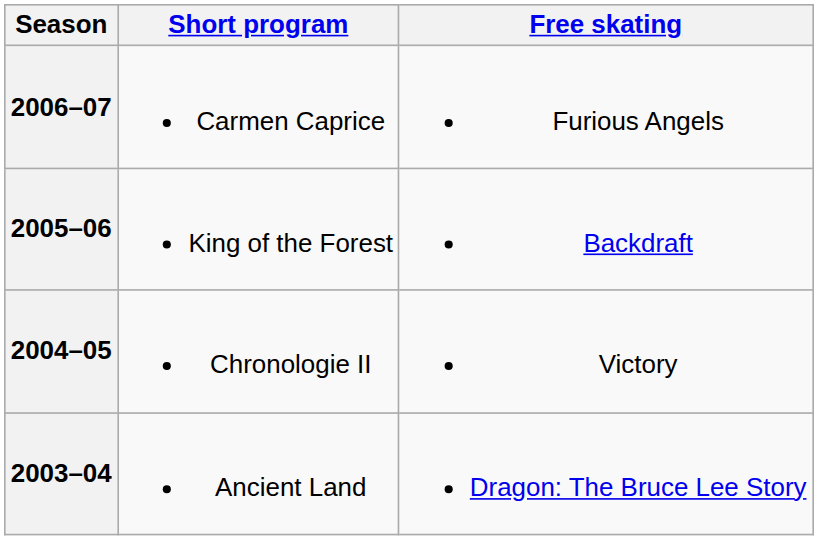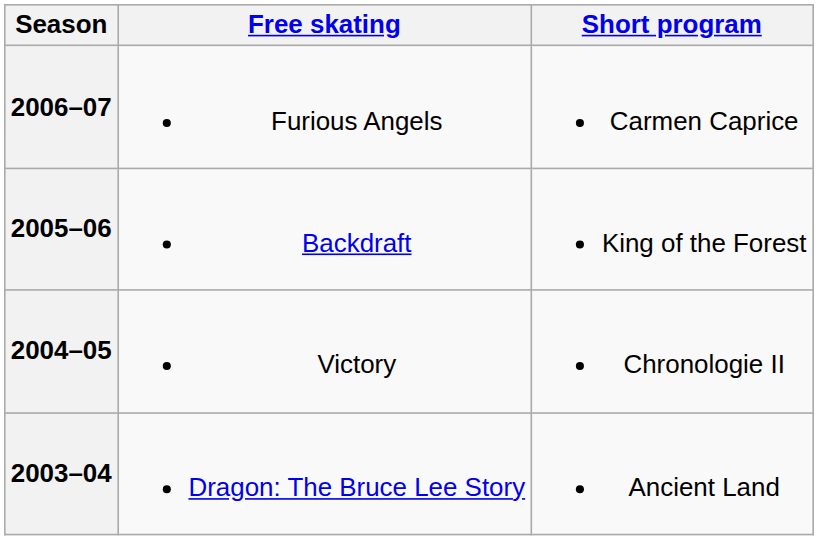columns swapped: (258, 25) <-> (606, 25)
